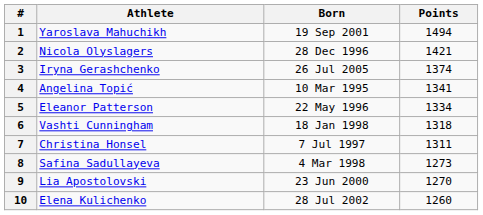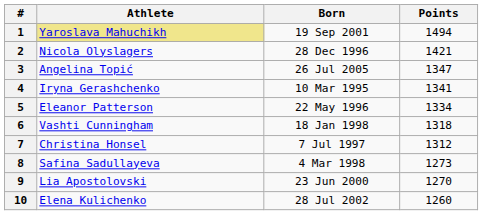(103, 32) no background -> (103, 32) khaki background
(100, 70) Iryna Gerashchenko -> (86, 70) Angelina Topić
(439, 70) 1374 -> (439, 70) 1347
(86, 88) Angelina Topić -> (100, 88) Iryna Gerashchenko
(439, 144) 1311 -> (439, 144) 1312
